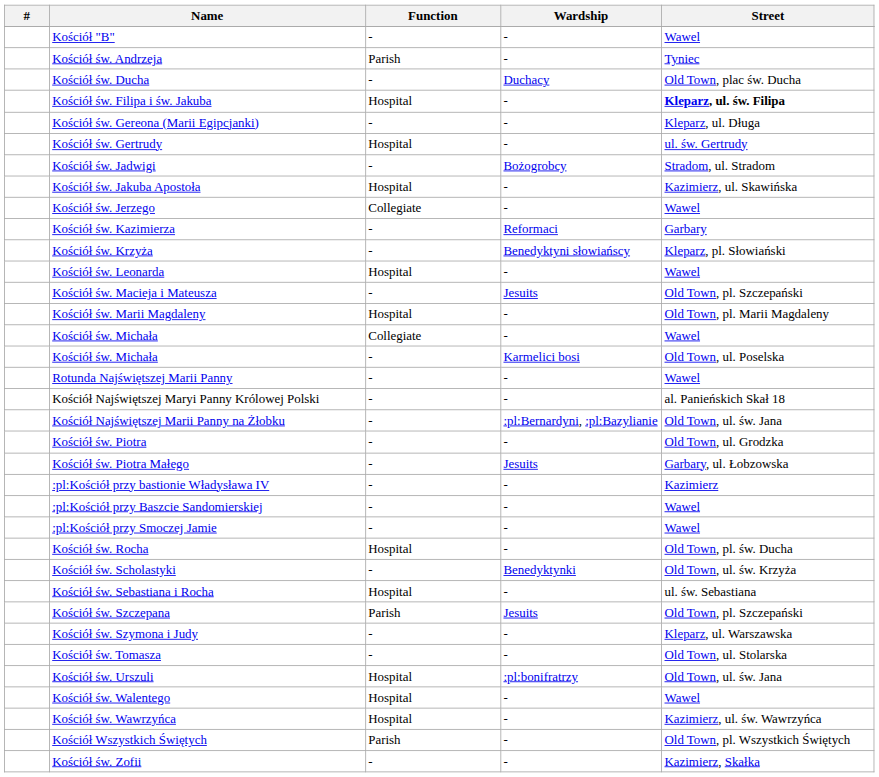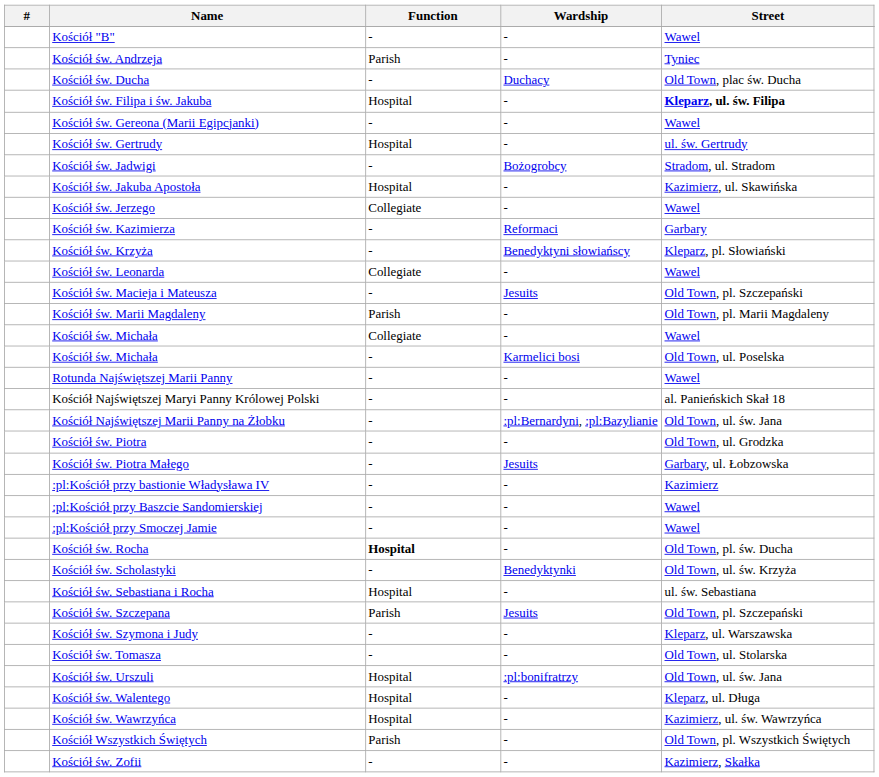(712, 122) Kleparz, ul. Długa -> (682, 122) Wawel
(390, 271) Hospital -> (395, 271) Collegiate
(390, 314) Hospital -> (384, 314) Parish
(390, 548) normal -> (392, 548) bold
(682, 697) Wawel -> (712, 697) Kleparz, ul. Długa
